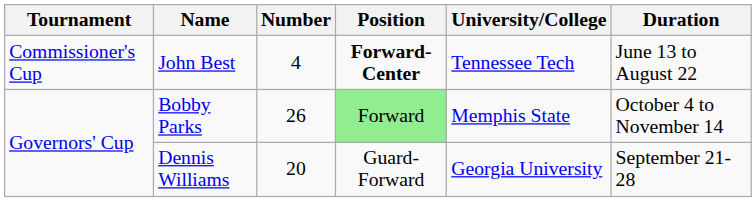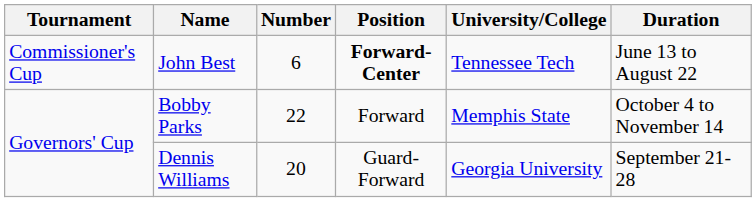(296, 62) 4 -> (296, 62) 6
(296, 115) 26 -> (296, 115) 22
(391, 115) lightgreen background -> (391, 115) no background
